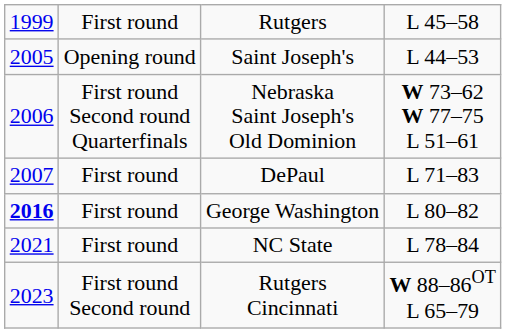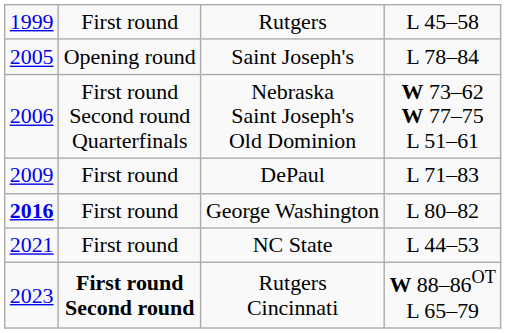(443, 56) L 44–53 -> (443, 56) L 78–84
(32, 175) 2007 -> (32, 175) 2009
(443, 245) L 78–84 -> (443, 245) L 44–53
(130, 295) normal -> (130, 295) bold
